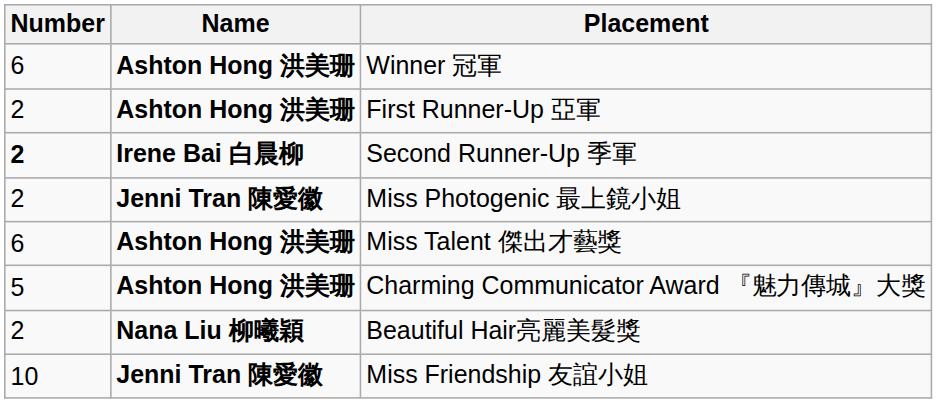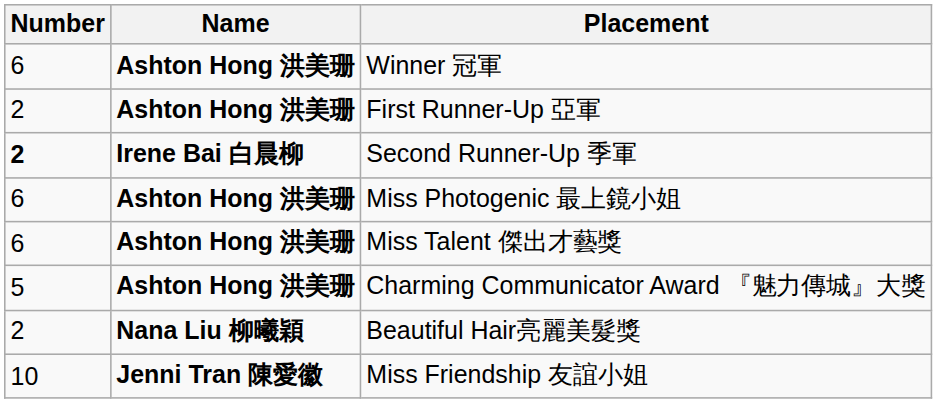(17, 199) 2 -> (17, 199) 6
(220, 198) Jenni Tran 陳愛徽 -> (236, 198) Ashton Hong 洪美珊
